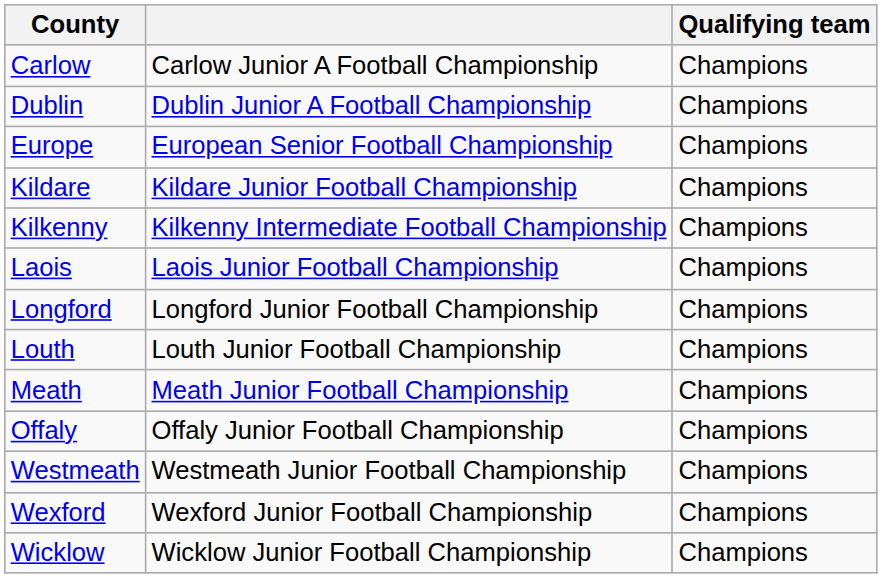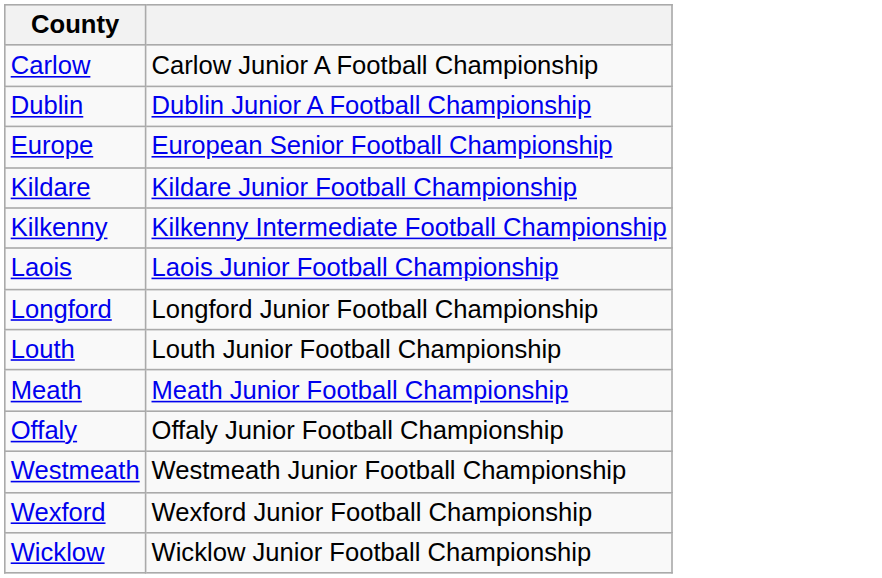- column: (774, 24)
